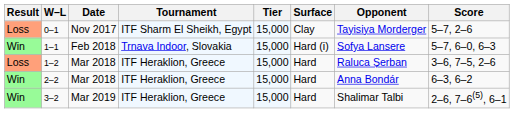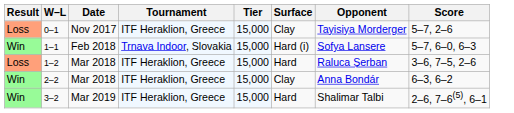(186, 29) ITF Sharm El Sheikh, Egypt -> (173, 29) ITF Heraklion, Greece
(305, 79) Hard -> (284, 79) Clay
